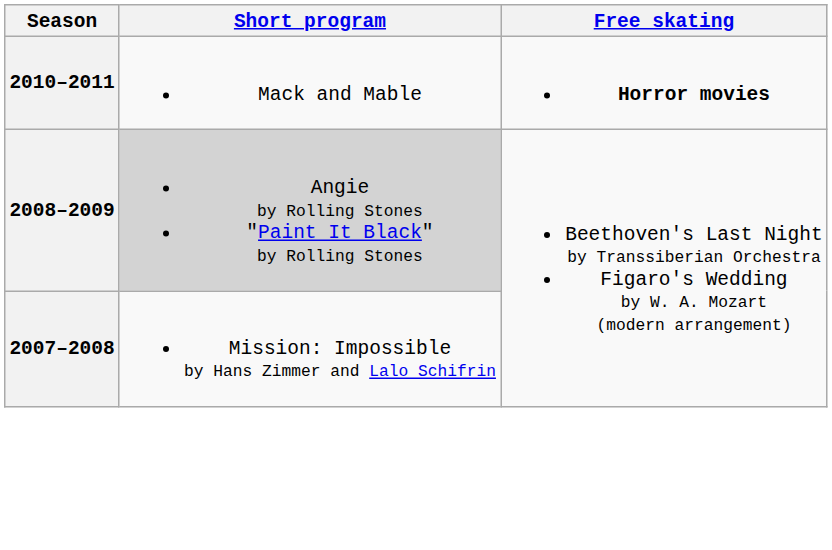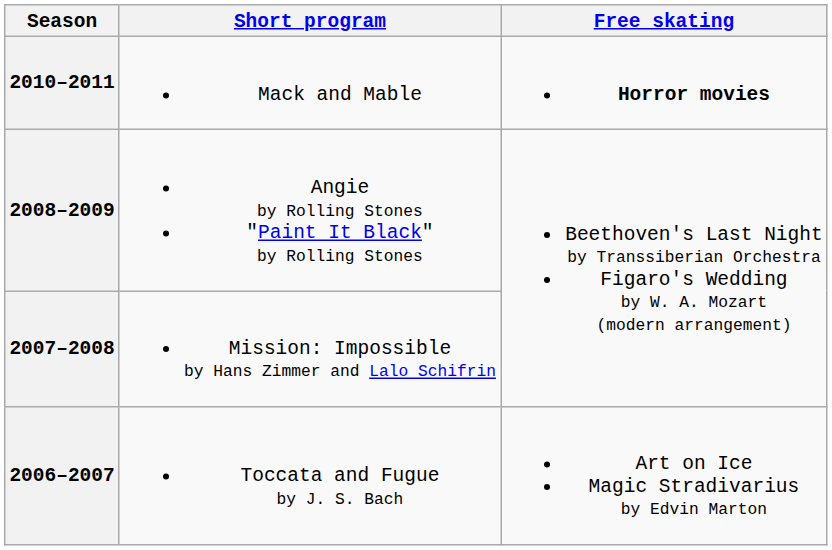(310, 221) lightgrey background -> (310, 221) no background
+ row: (62, 476)
